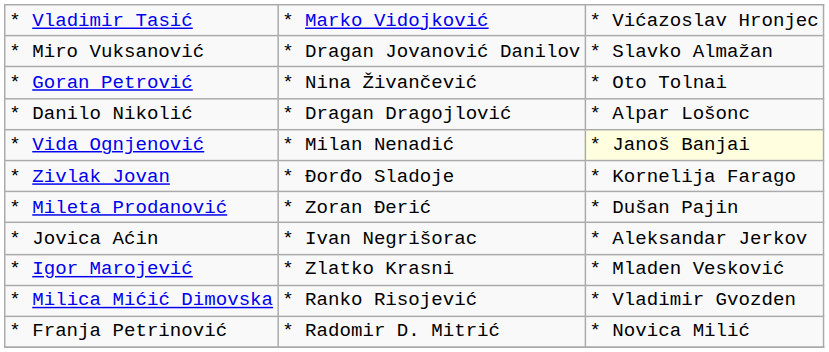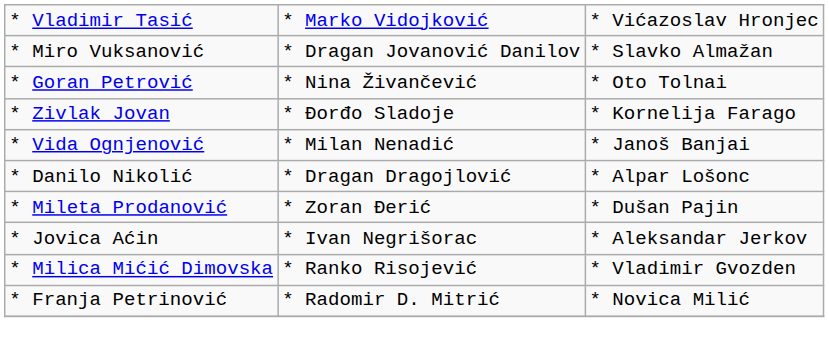rows swapped: (90, 176) <-> (101, 114)
(670, 145) lightyellow background -> (670, 145) no background
- row: (101, 269)
